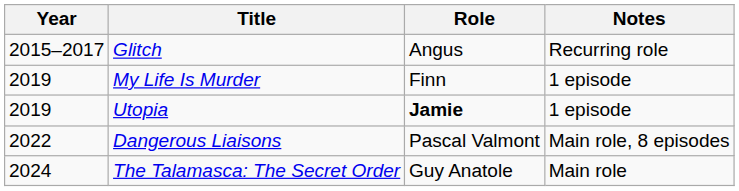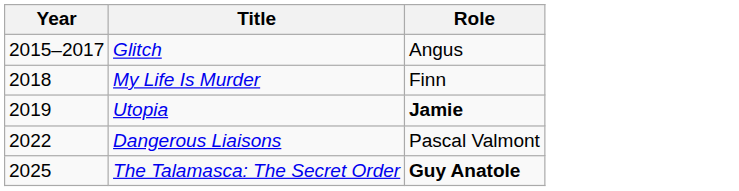- column: (639, 19)
(30, 79) 2019 -> (30, 79) 2018
(30, 170) 2024 -> (30, 170) 2025
(461, 170) normal -> (465, 170) bold
